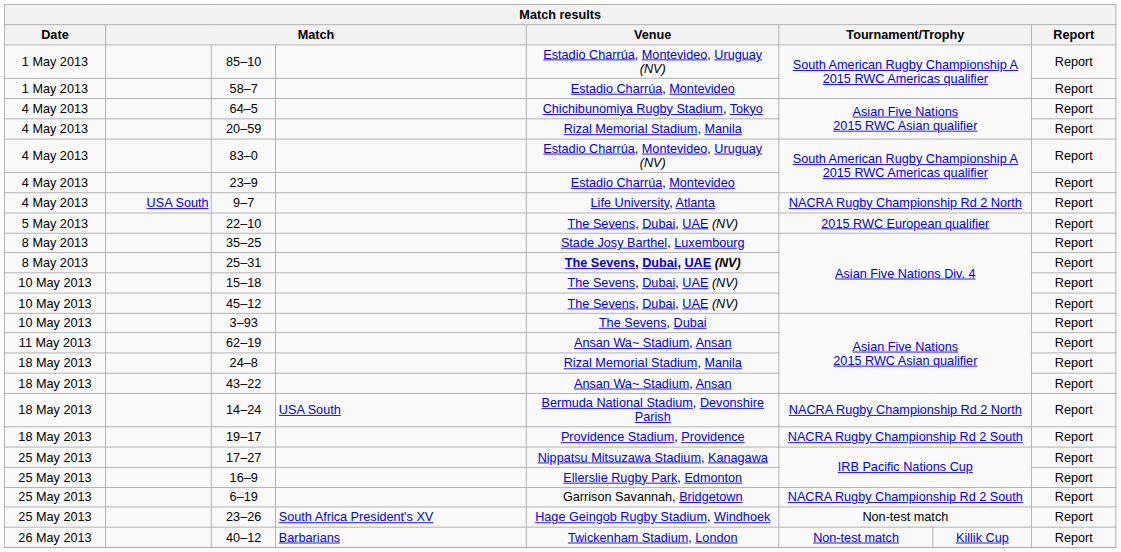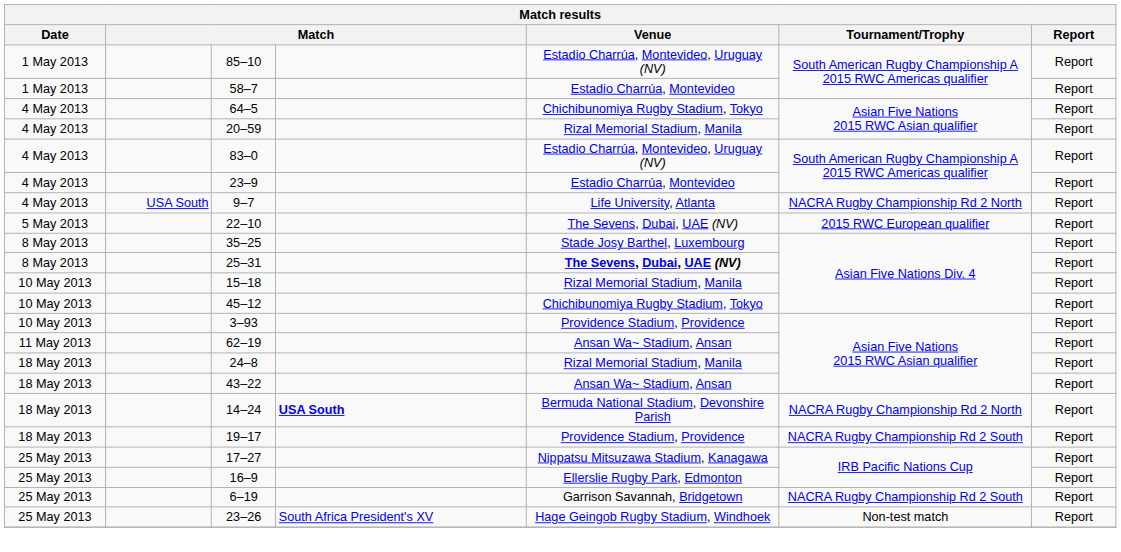(653, 283) The Sevens, Dubai, UAE (NV) -> (653, 283) Rizal Memorial Stadium, Manila
(653, 303) The Sevens, Dubai, UAE (NV) -> (653, 303) Chichibunomiya Rugby Stadium, Tokyo
(653, 323) The Sevens, Dubai -> (653, 323) Providence Stadium, Providence
(310, 410) normal -> (312, 410) bold
- row: (244, 538)
